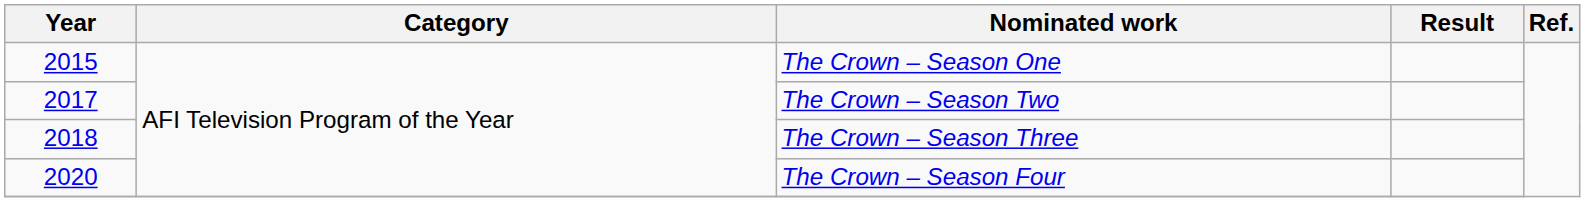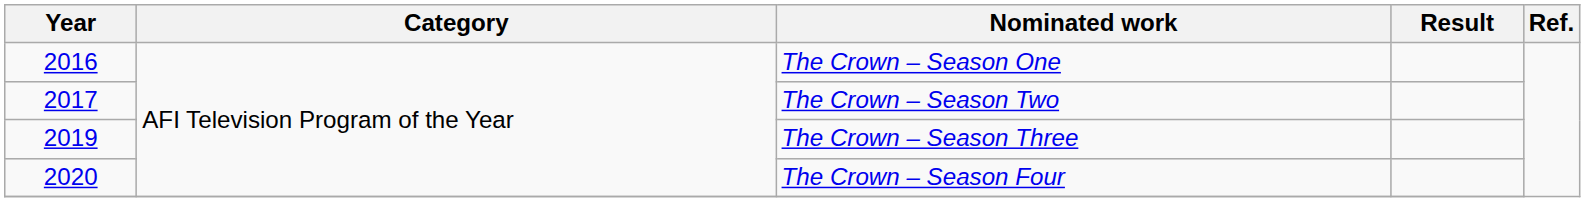(71, 61) 2015 -> (71, 61) 2016
(71, 138) 2018 -> (71, 138) 2019
